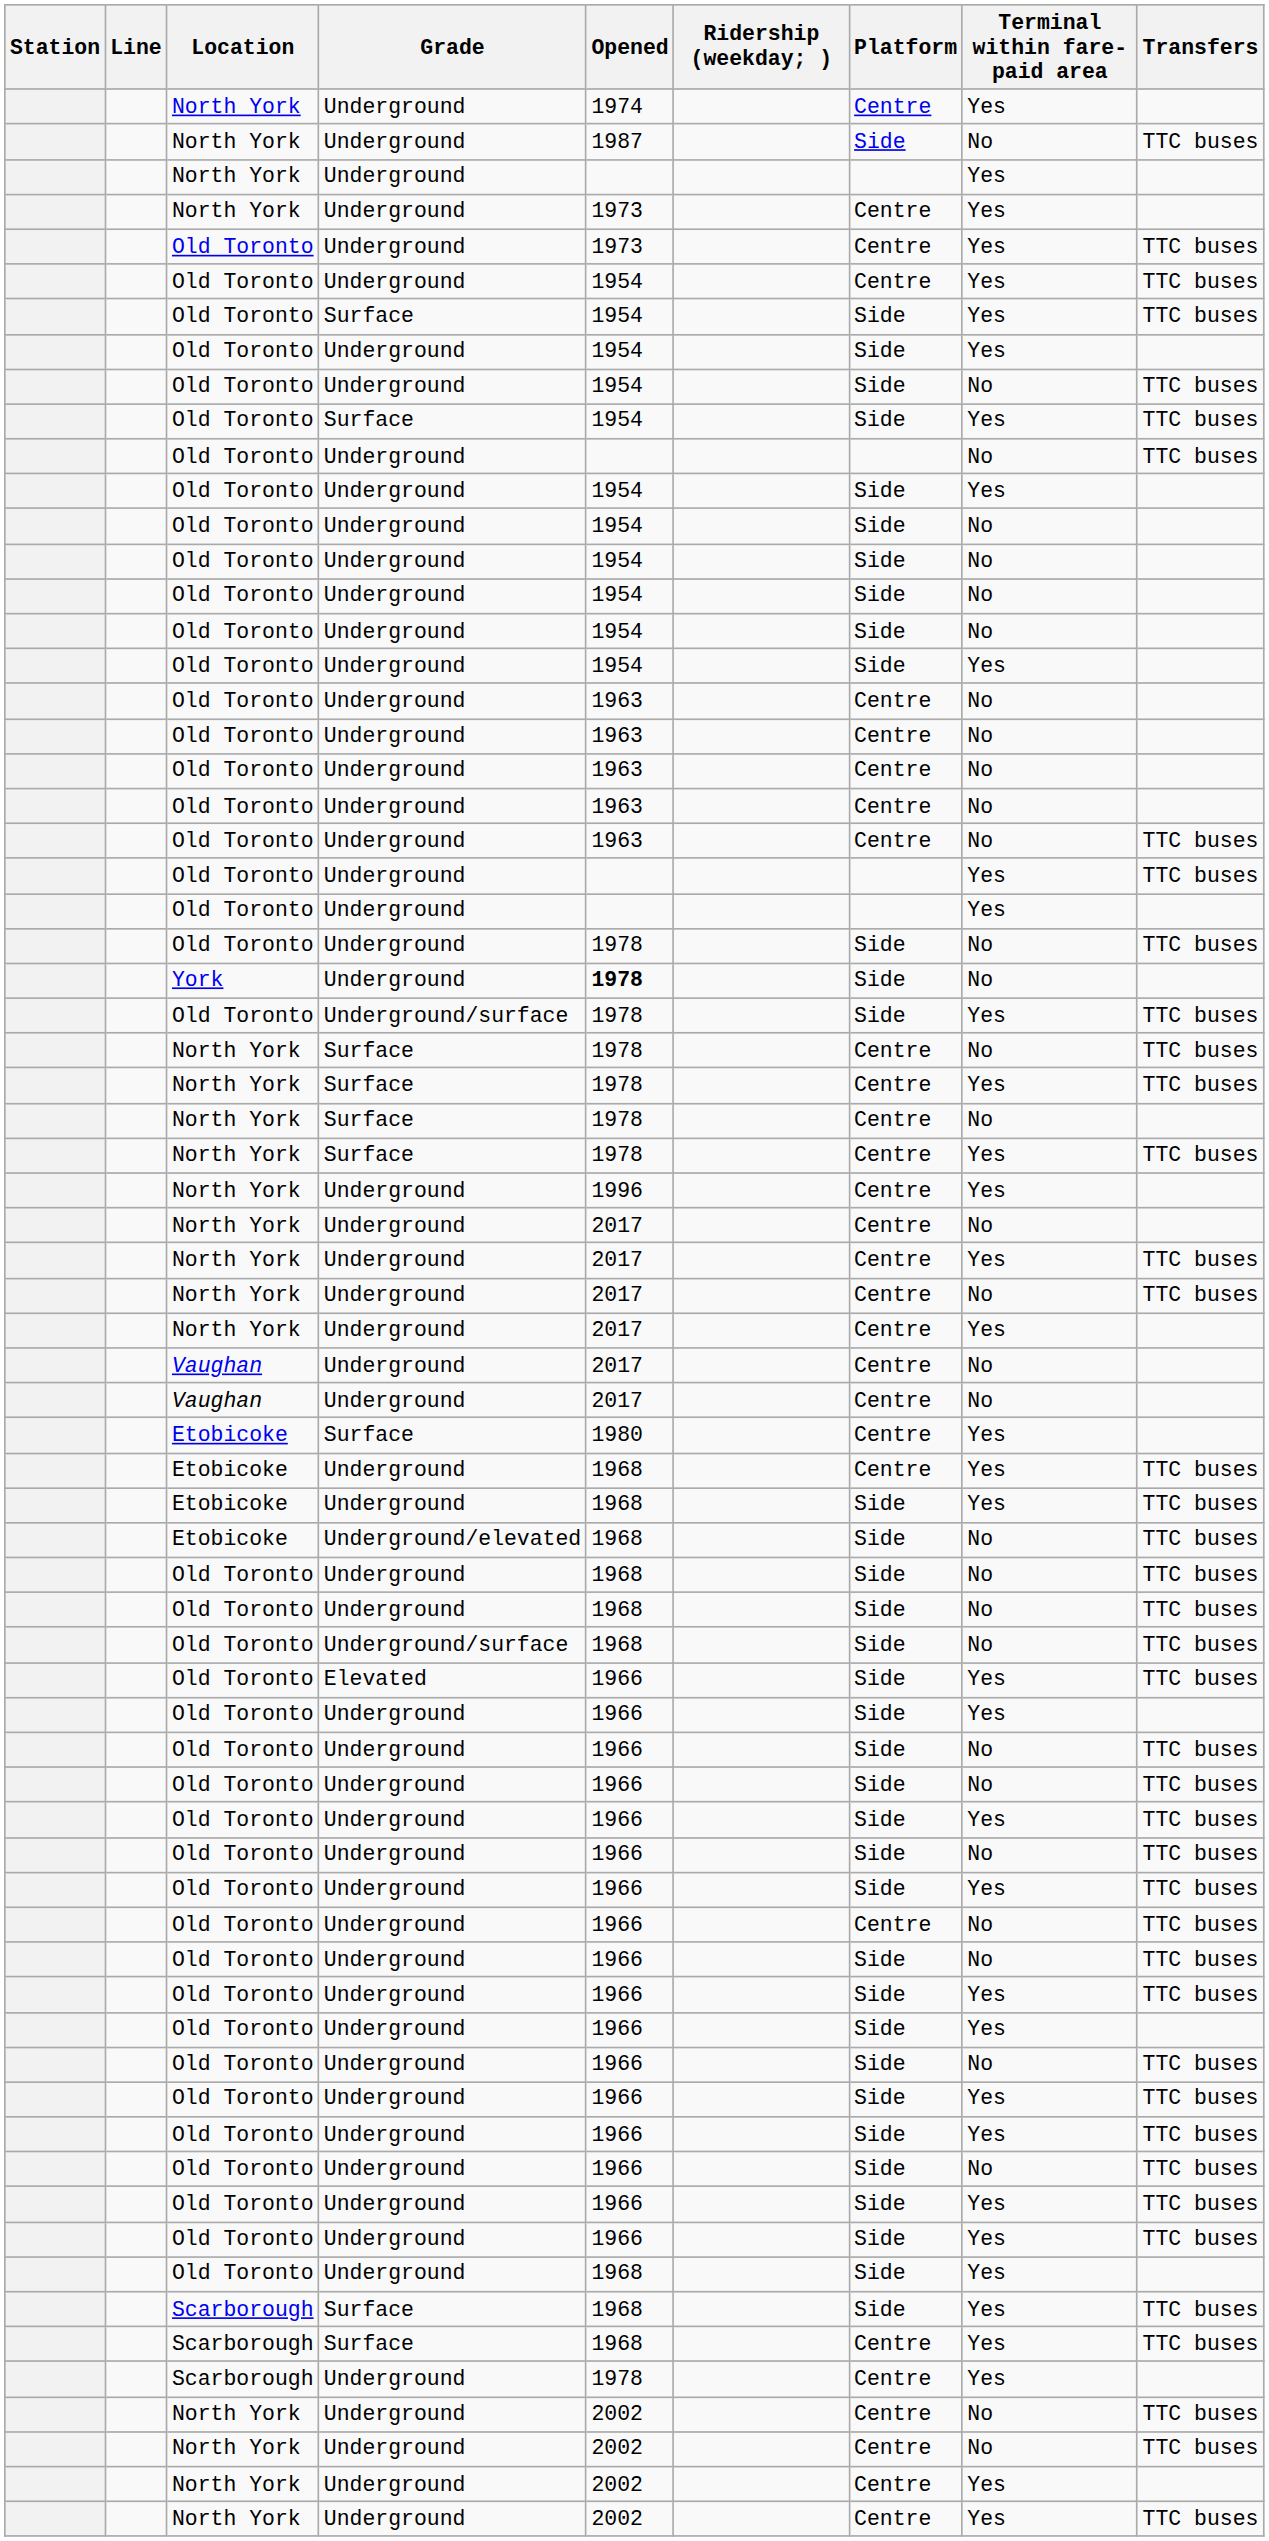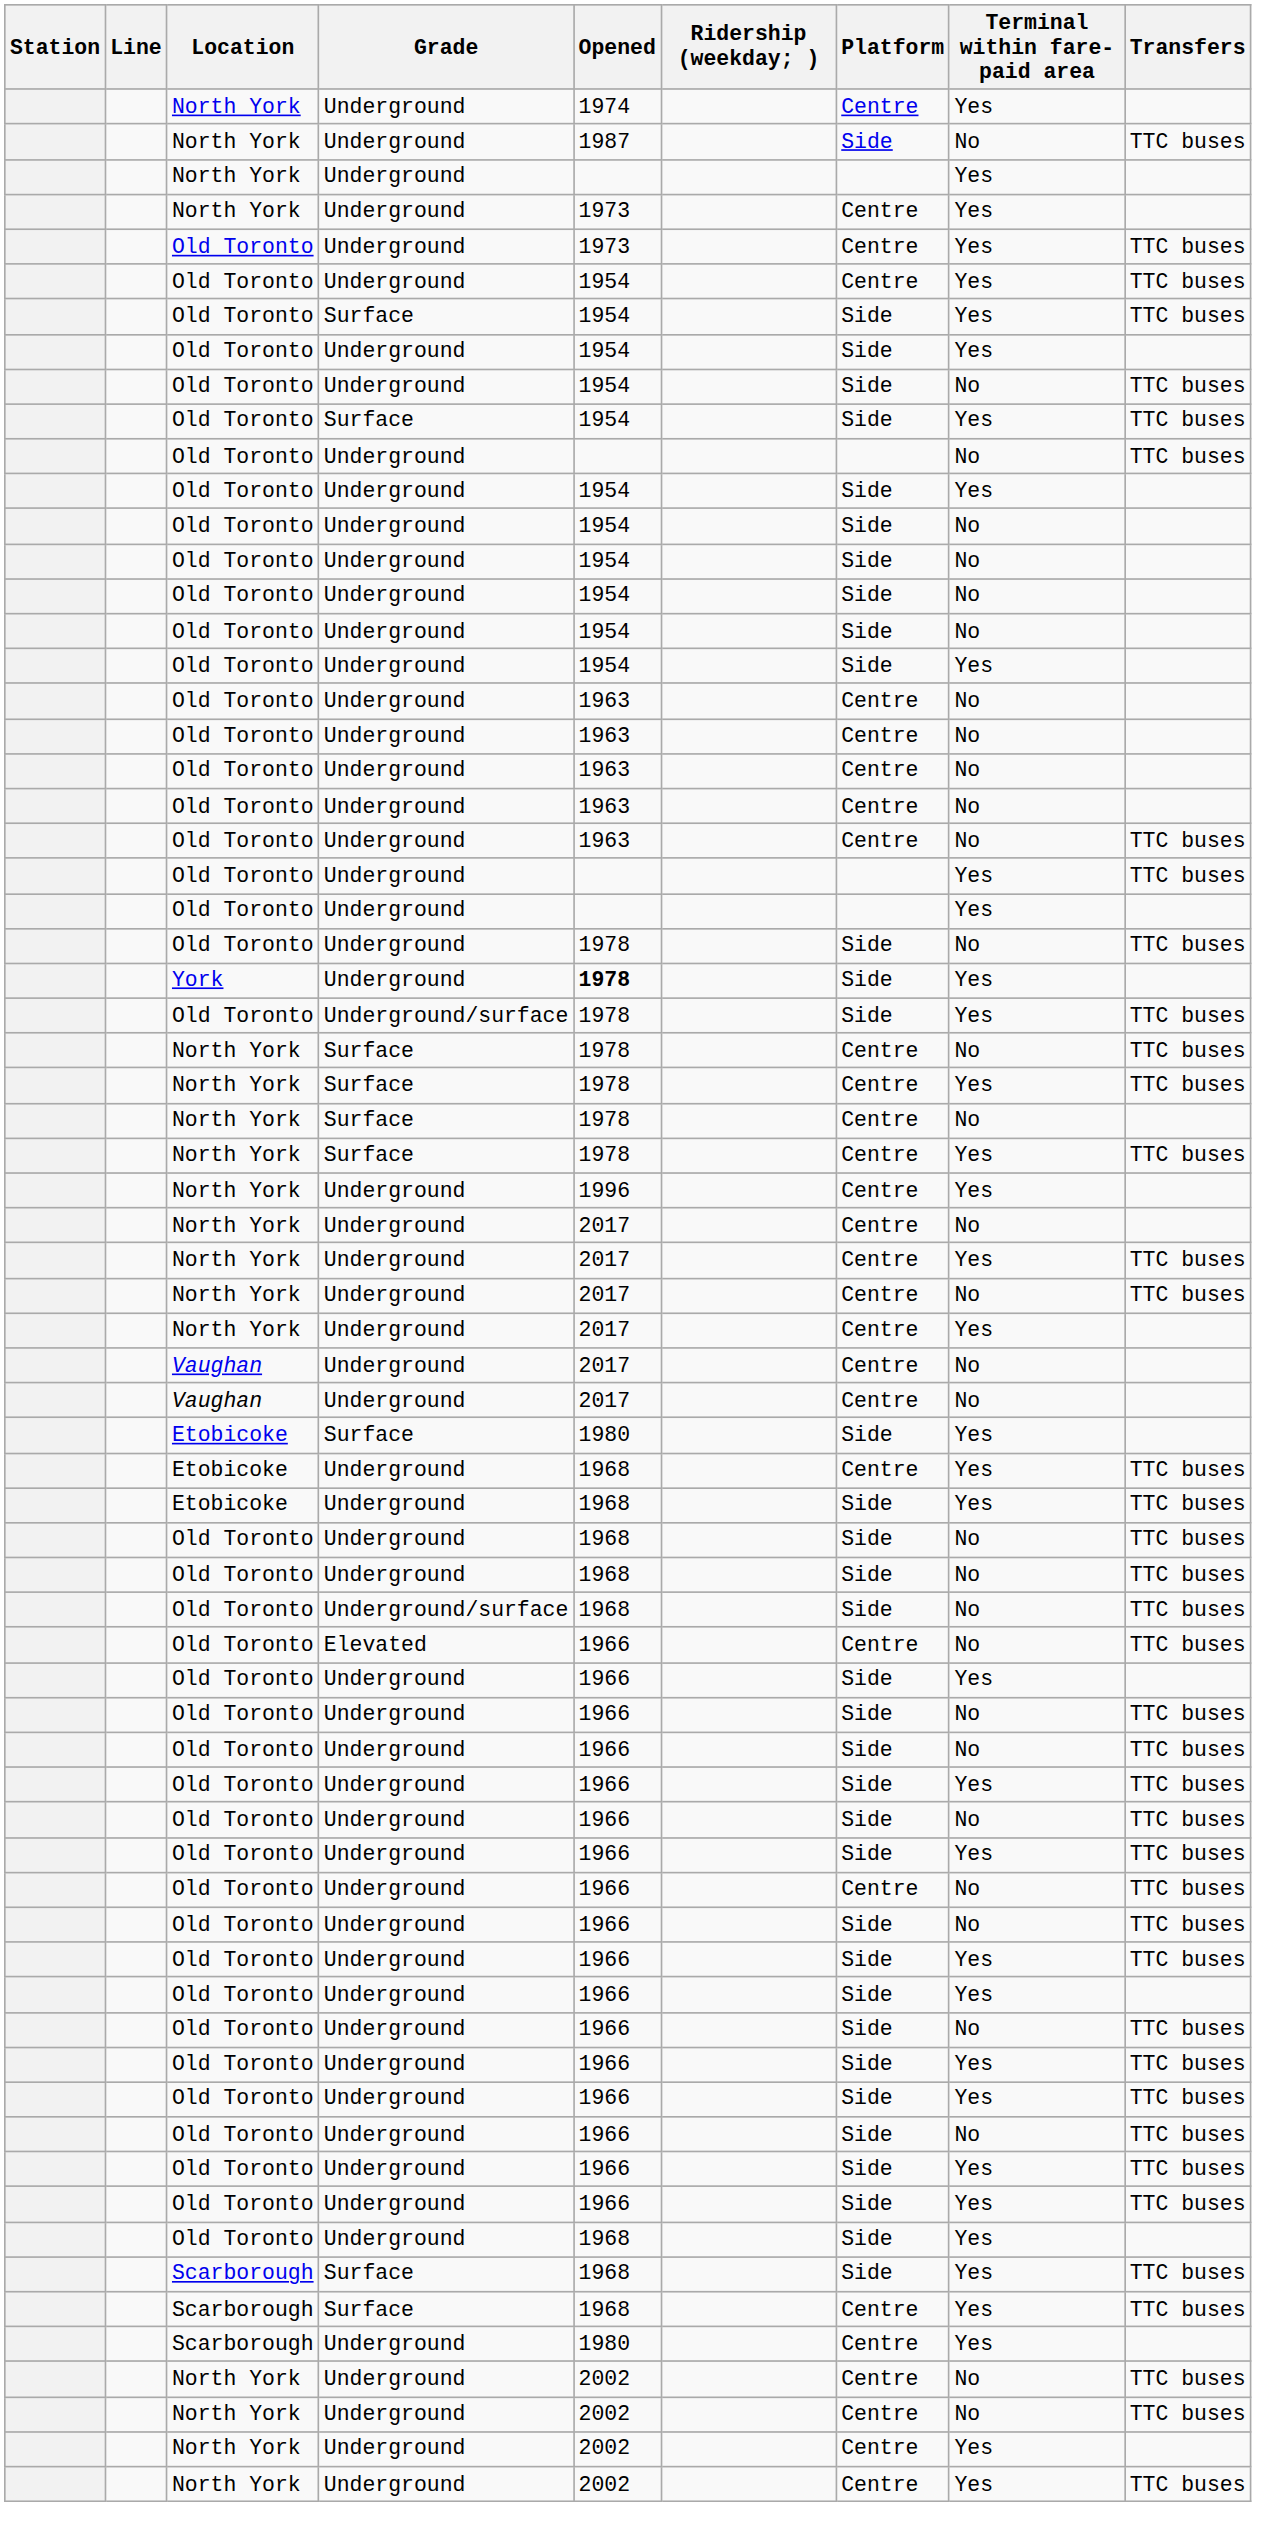(980, 981) No -> (974, 981) Yes
(893, 1435) Centre -> (867, 1435) Side
- row: (230, 1540)
(880, 1680) Side -> (880, 1645) Centre
(987, 1680) Yes -> (967, 1645) No
(617, 2379) 1978 -> (604, 2344) 1980
